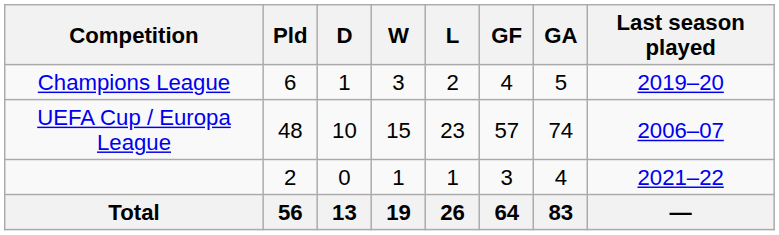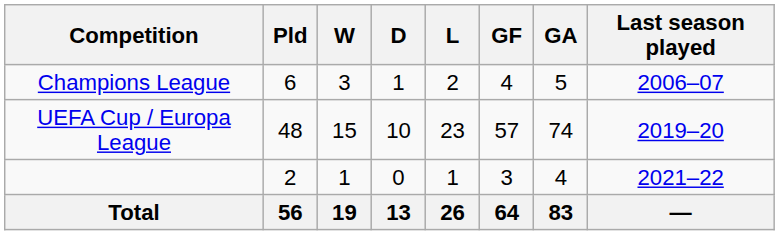columns swapped: (399, 35) <-> (344, 35)
(681, 82) 2019–20 -> (681, 82) 2006–07
(681, 130) 2006–07 -> (681, 130) 2019–20
